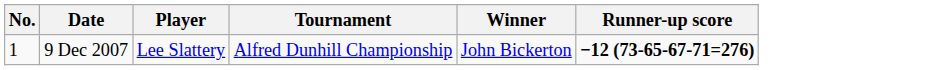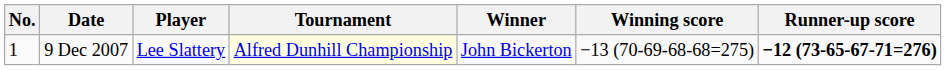+ column: (667, 19)
(343, 49) no background -> (343, 49) lightyellow background
